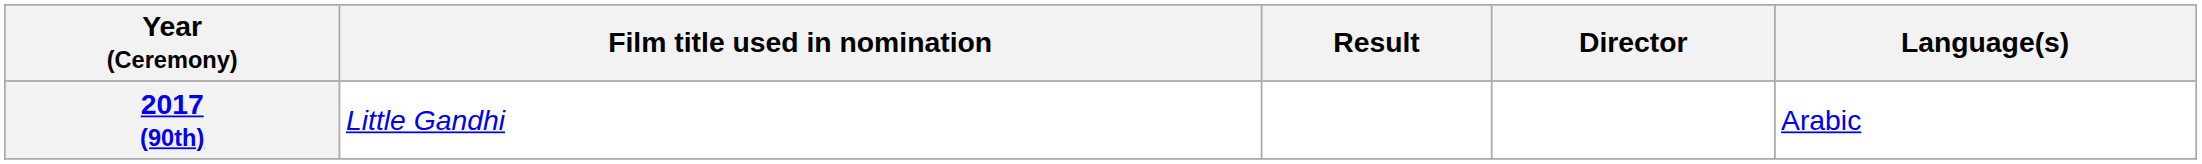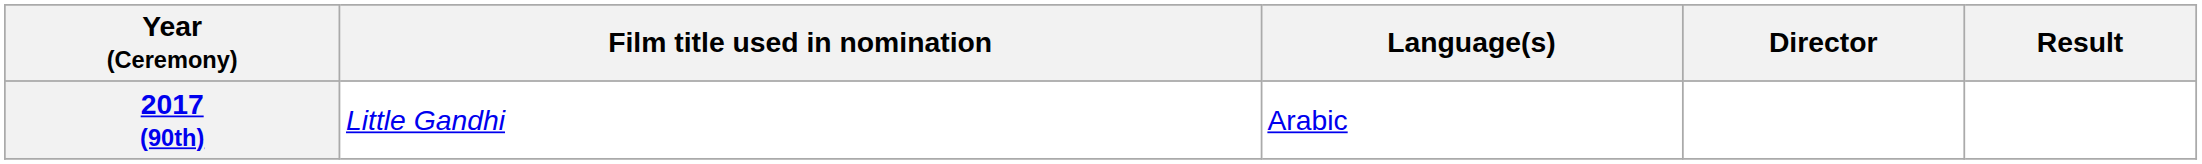columns swapped: (1985, 42) <-> (1376, 42)
